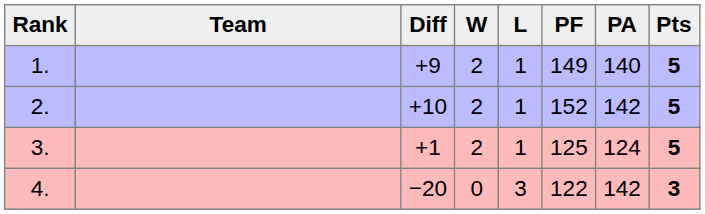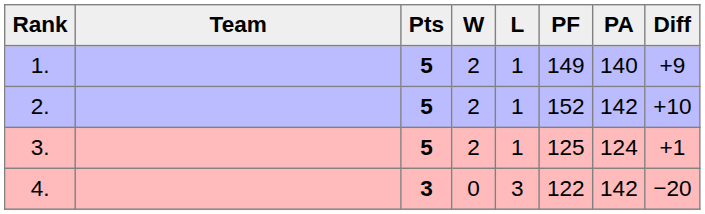columns swapped: (674, 24) <-> (428, 24)
